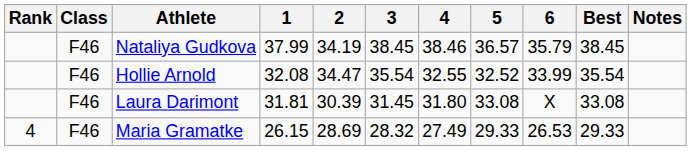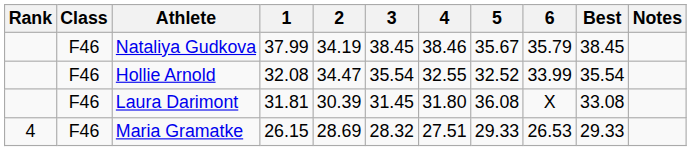(497, 46) 36.57 -> (497, 46) 35.67
(497, 103) 33.08 -> (497, 103) 36.08
(444, 131) 27.49 -> (444, 131) 27.51
